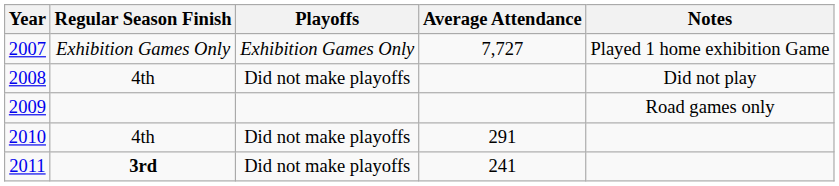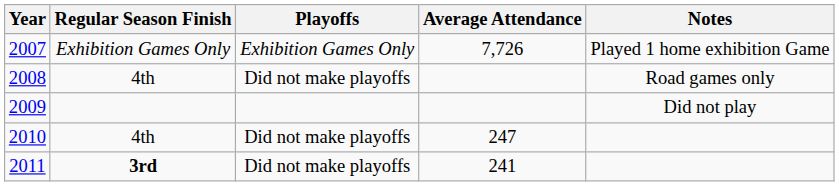(502, 48) 7,727 -> (502, 48) 7,726
(710, 78) Did not play -> (710, 78) Road games only
(710, 107) Road games only -> (710, 107) Did not play
(502, 136) 291 -> (502, 136) 247
